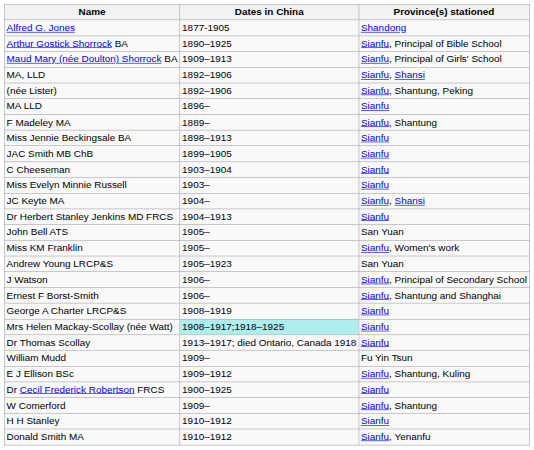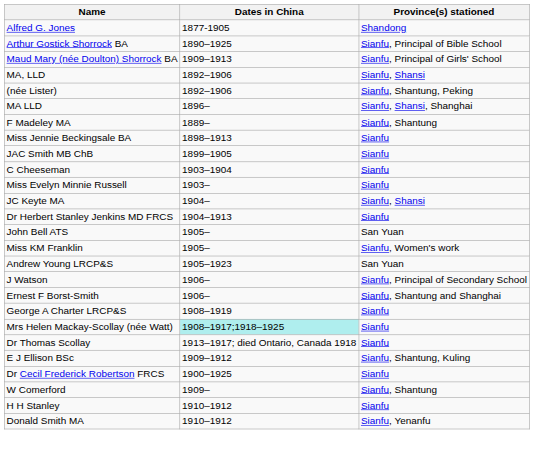(375, 106) Sianfu -> (417, 106) Sianfu, Shansi, Shanghai
- row: (36, 358)
